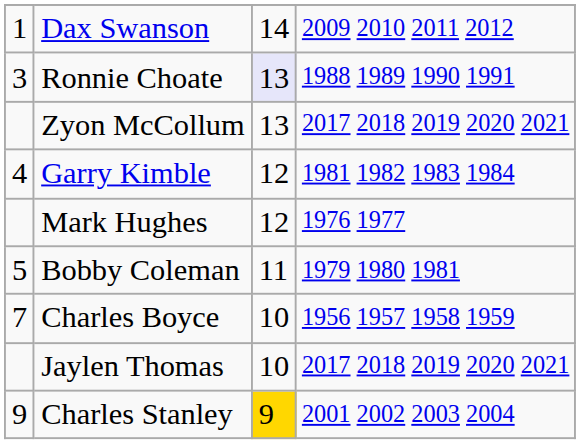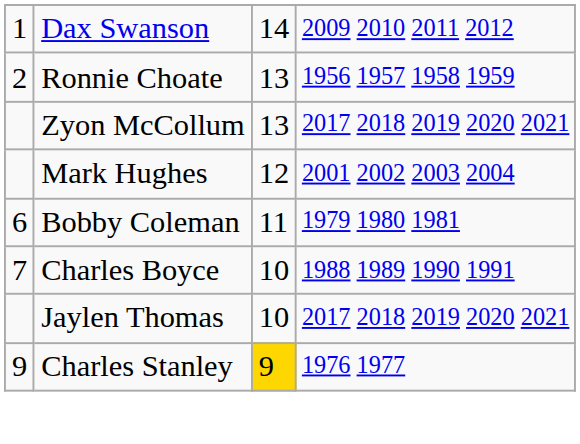(20, 76) 3 -> (20, 76) 2
(274, 76) lavender background -> (274, 76) no background
(408, 76) 1988 1989 1990 1991 -> (408, 76) 1956 1957 1958 1959
- row: (126, 173)
(354, 221) 1976 1977 -> (408, 173) 2001 2002 2003 2004
(20, 269) 5 -> (20, 221) 6
(408, 317) 1956 1957 1958 1959 -> (408, 269) 1988 1989 1990 1991
(408, 414) 2001 2002 2003 2004 -> (354, 366) 1976 1977
